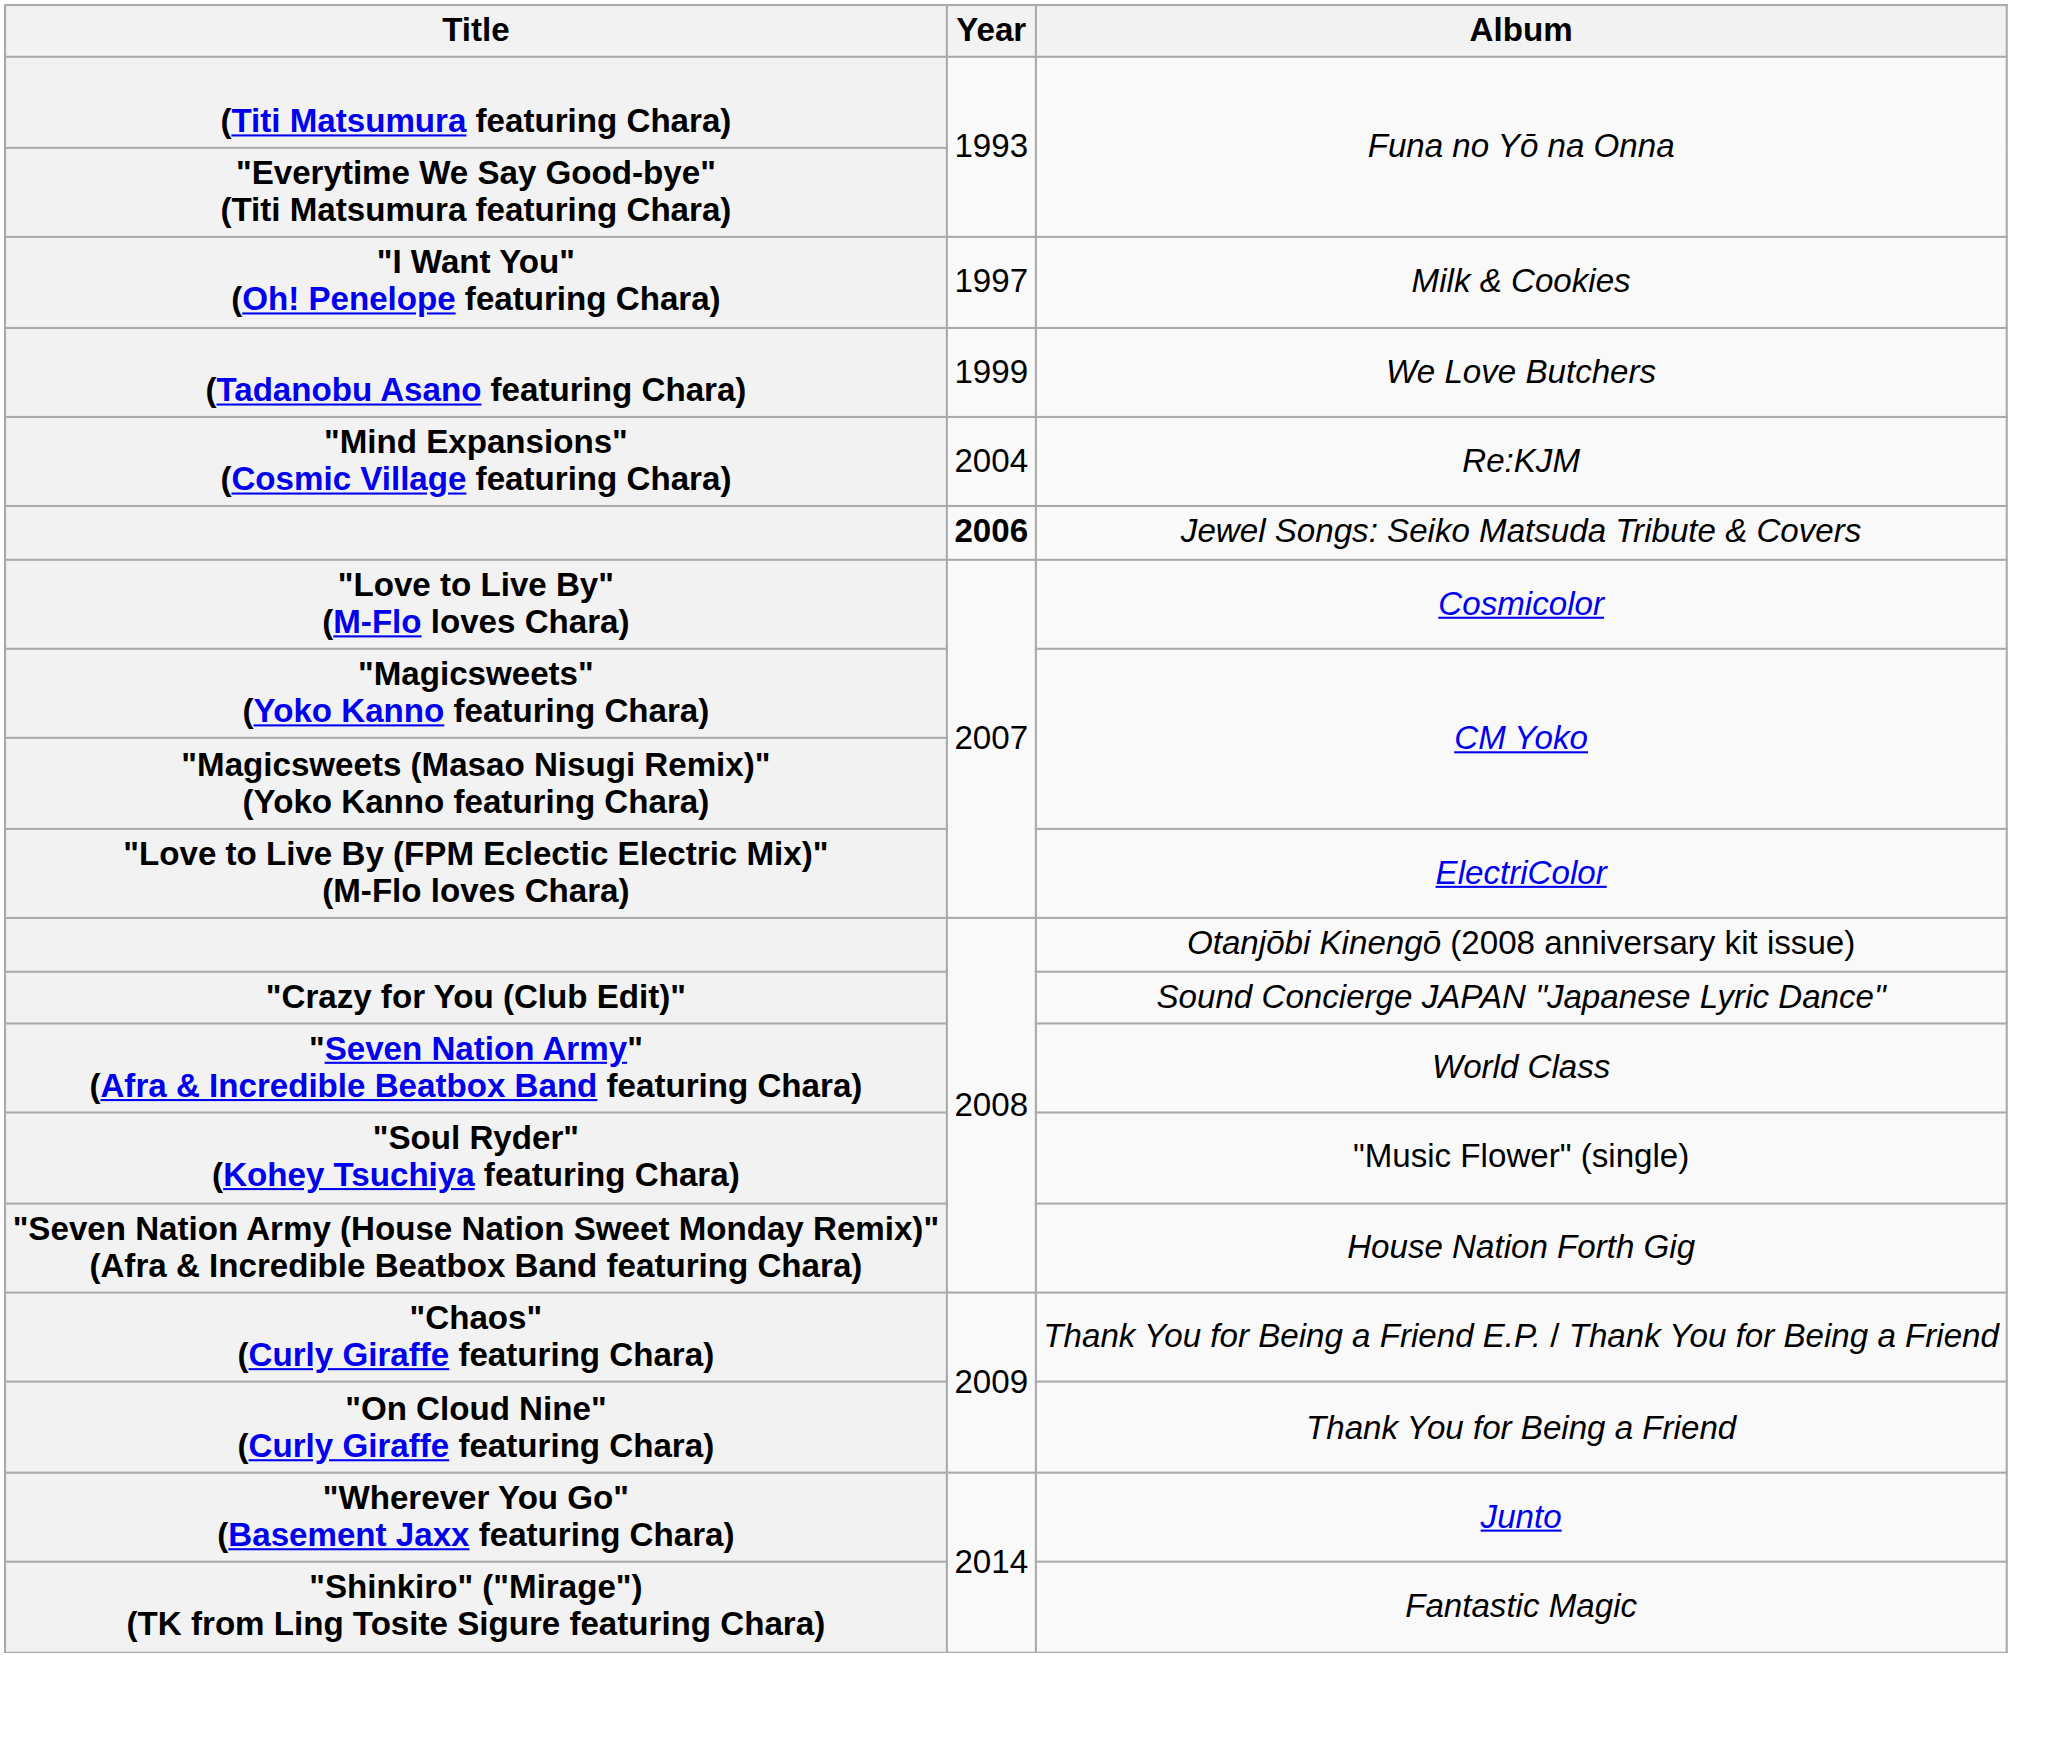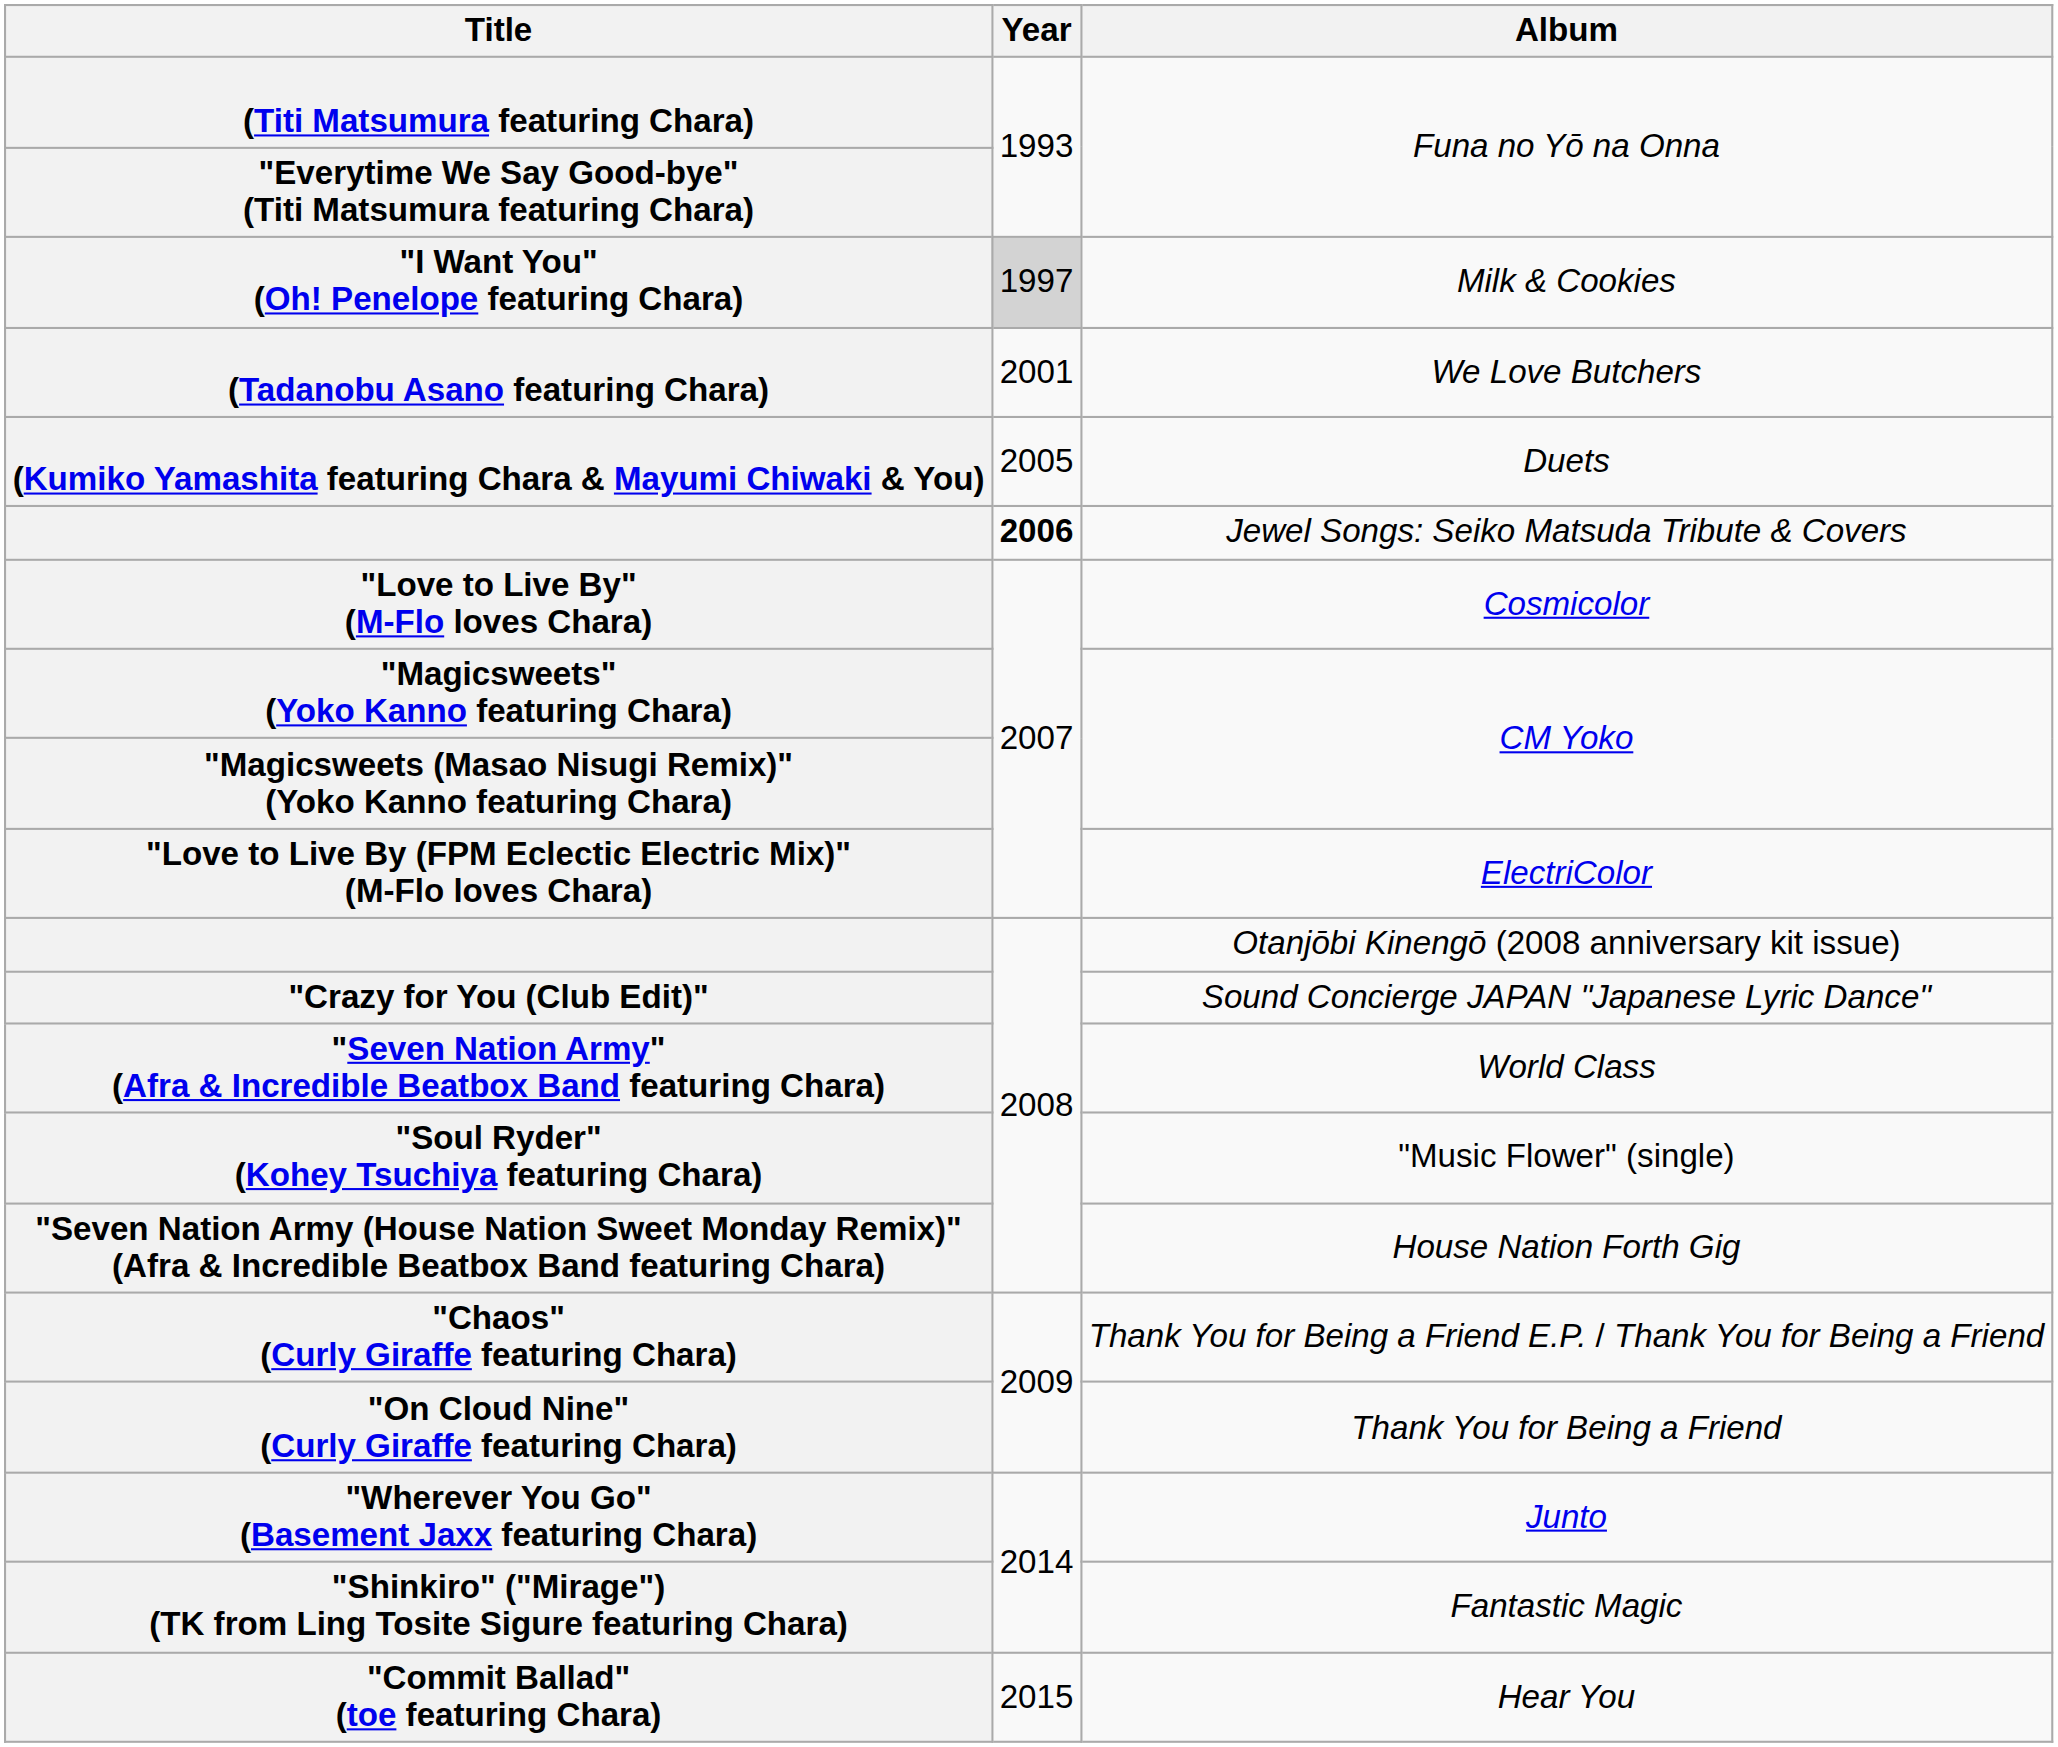(991, 281) no background -> (1037, 281) lightgrey background
(991, 371) 1999 -> (1037, 371) 2001
- row: (476, 461)
+ row: (499, 479)
+ row: (499, 1696)
